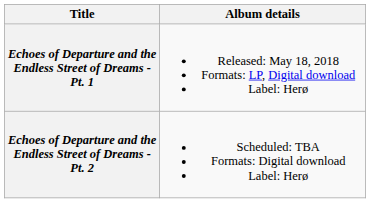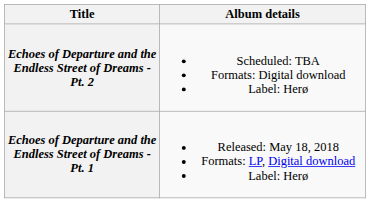rows swapped: (82, 67) <-> (82, 154)
